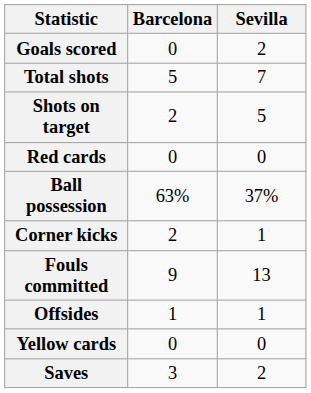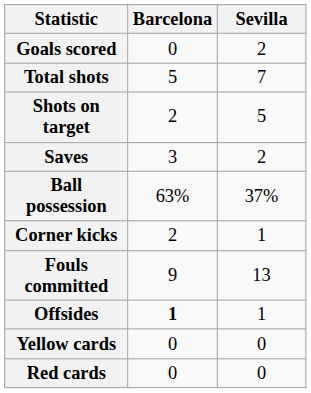rows swapped: (66, 373) <-> (66, 156)
(173, 314) normal -> (173, 314) bold
